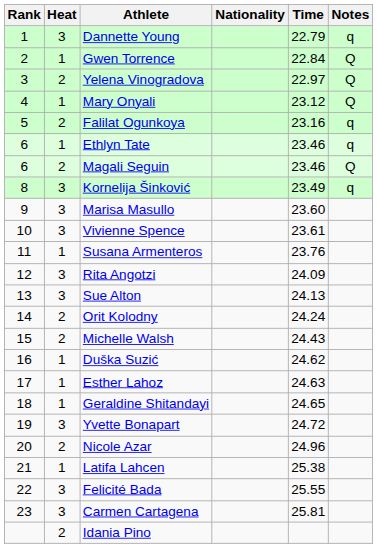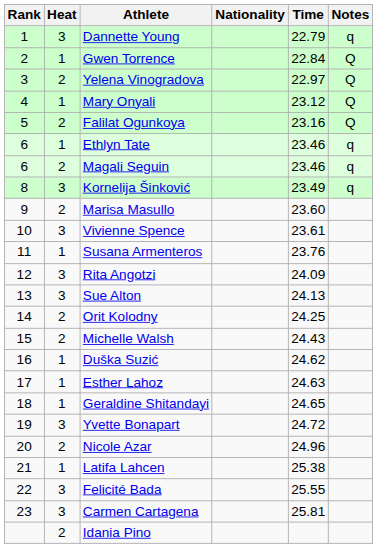(350, 123) q -> (350, 123) Q
(350, 166) Q -> (350, 166) q
(62, 209) 3 -> (62, 209) 2
(308, 317) 24.24 -> (308, 317) 24.25
